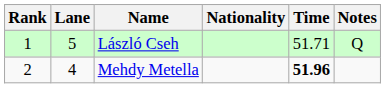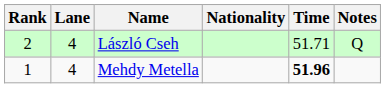(28, 43) 1 -> (28, 43) 2
(72, 43) 5 -> (72, 43) 4
(28, 69) 2 -> (28, 69) 1
